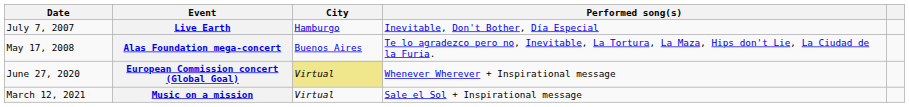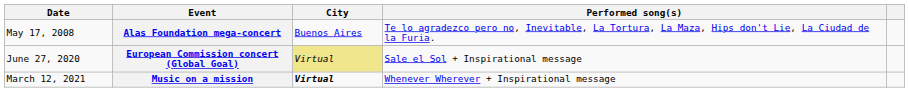- row: (202, 27)
(500, 74) Whenever Wherever + Inspirational message -> (483, 59) Sale el Sol + Inspirational message
(314, 95) normal -> (314, 79) bold
(483, 95) Sale el Sol + Inspirational message -> (500, 79) Whenever Wherever + Inspirational message
